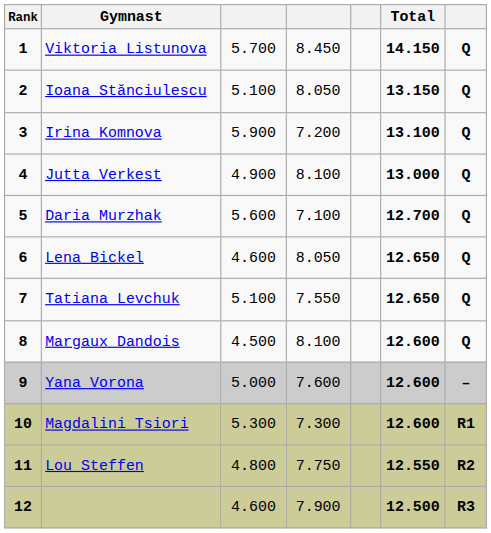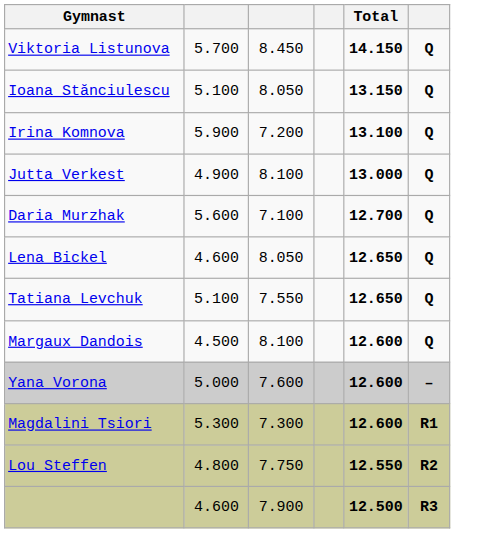- column: (23, 17)
